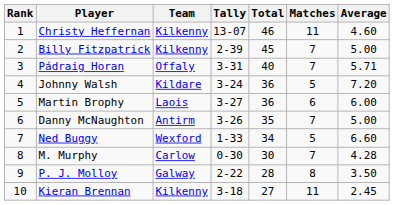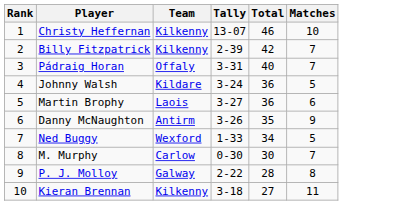- column: (364, 13)
(312, 31) 11 -> (312, 31) 10
(268, 49) 45 -> (268, 49) 42
(312, 120) 7 -> (312, 120) 9
